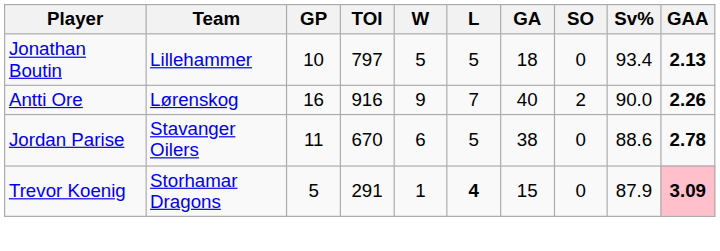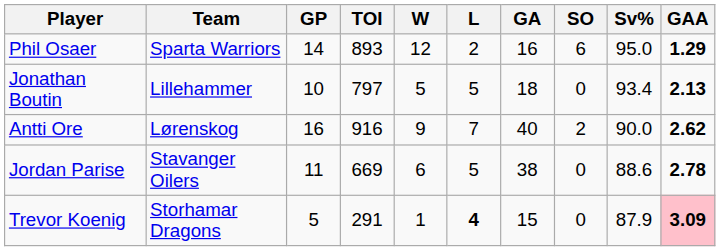+ row: (53, 49)
(688, 99) 2.26 -> (688, 129) 2.62
(367, 140) 670 -> (367, 169) 669
